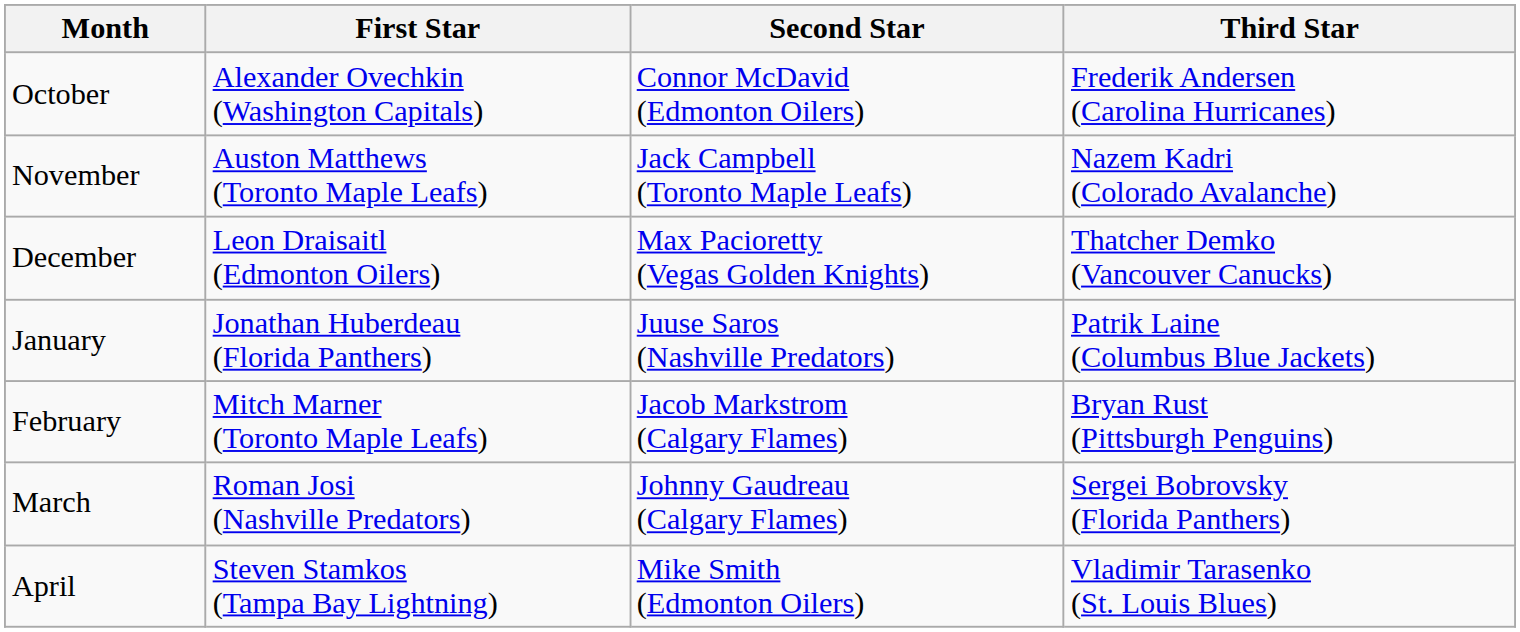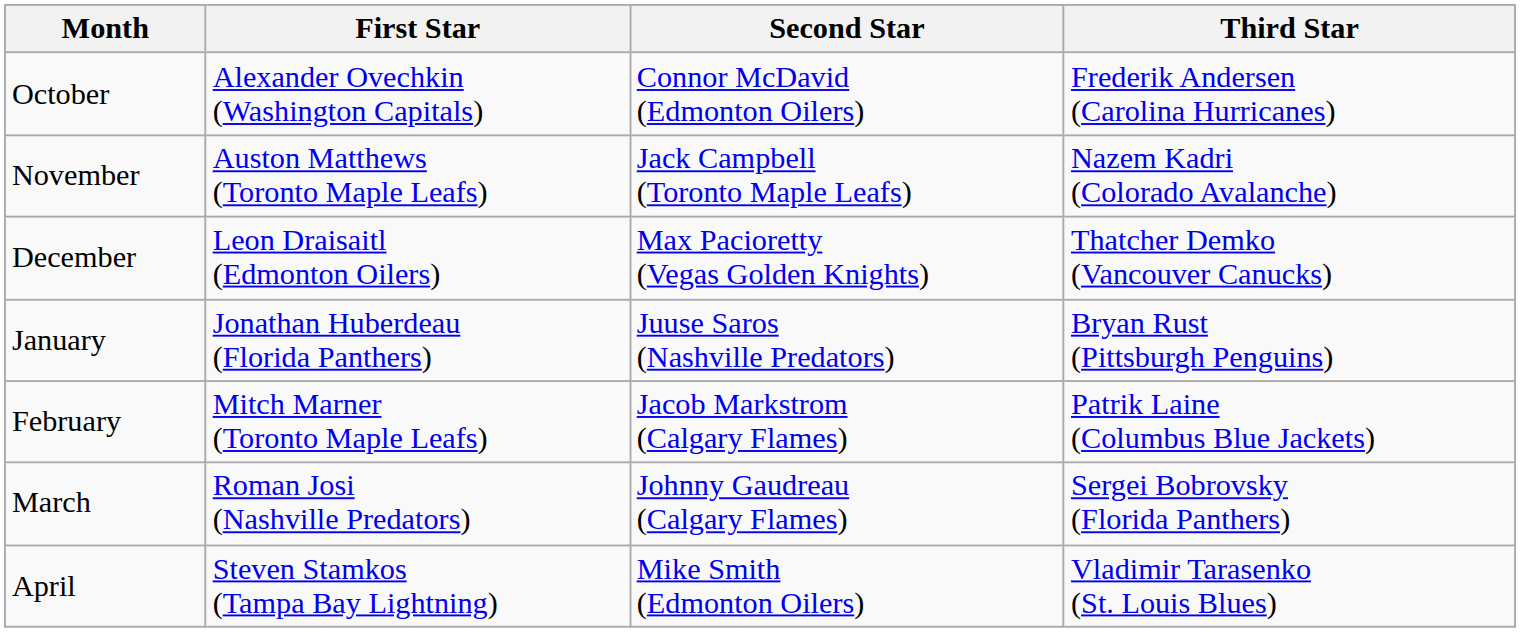(1223, 339) Patrik Laine (Columbus Blue Jackets) -> (1202, 339) Bryan Rust (Pittsburgh Penguins)
(1202, 421) Bryan Rust (Pittsburgh Penguins) -> (1223, 421) Patrik Laine (Columbus Blue Jackets)
